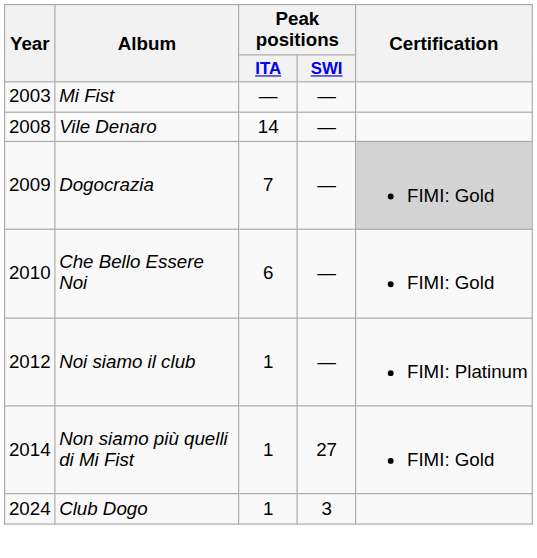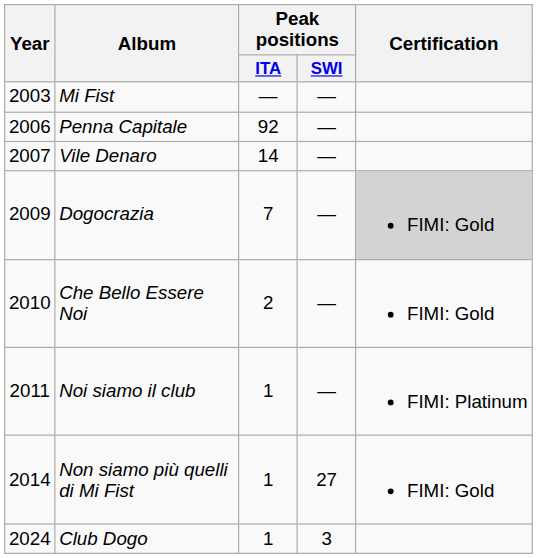+ row: (123, 126)
(30, 126) 2008 -> (30, 156) 2007
(268, 273) 6 -> (268, 303) 2
(30, 361) 2012 -> (30, 391) 2011
